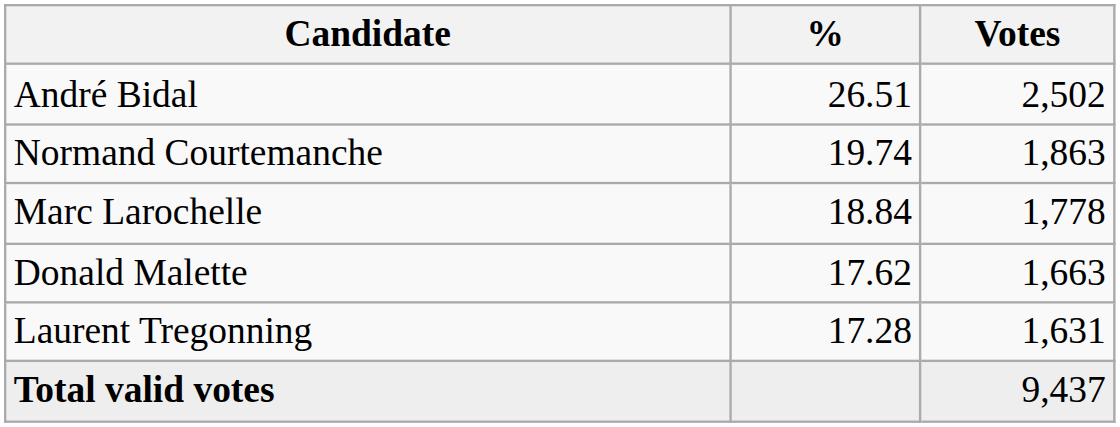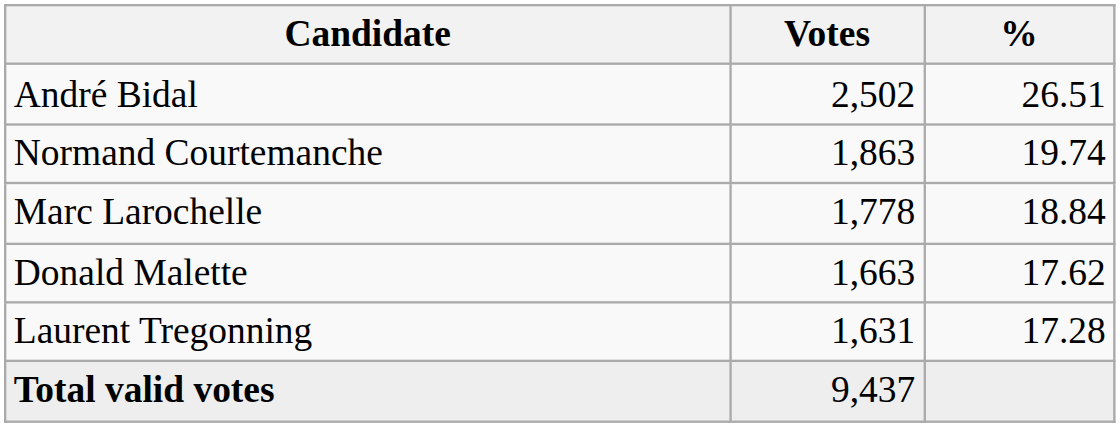columns swapped: (1017, 34) <-> (825, 34)
